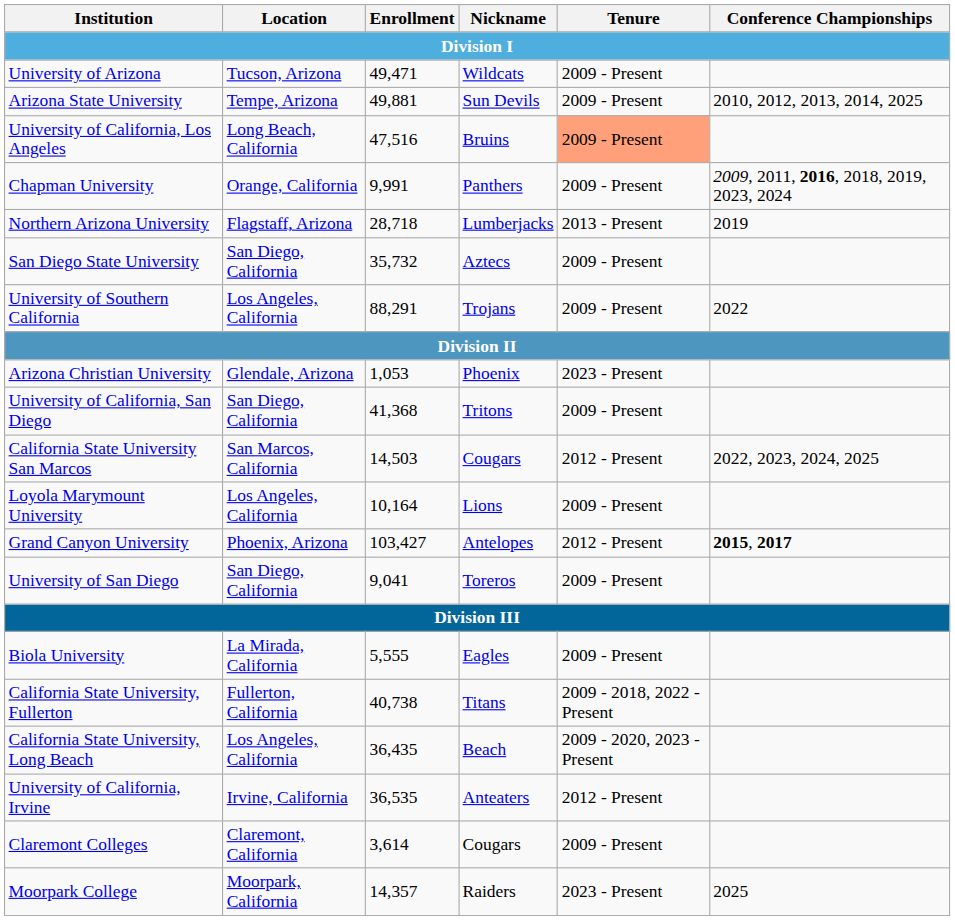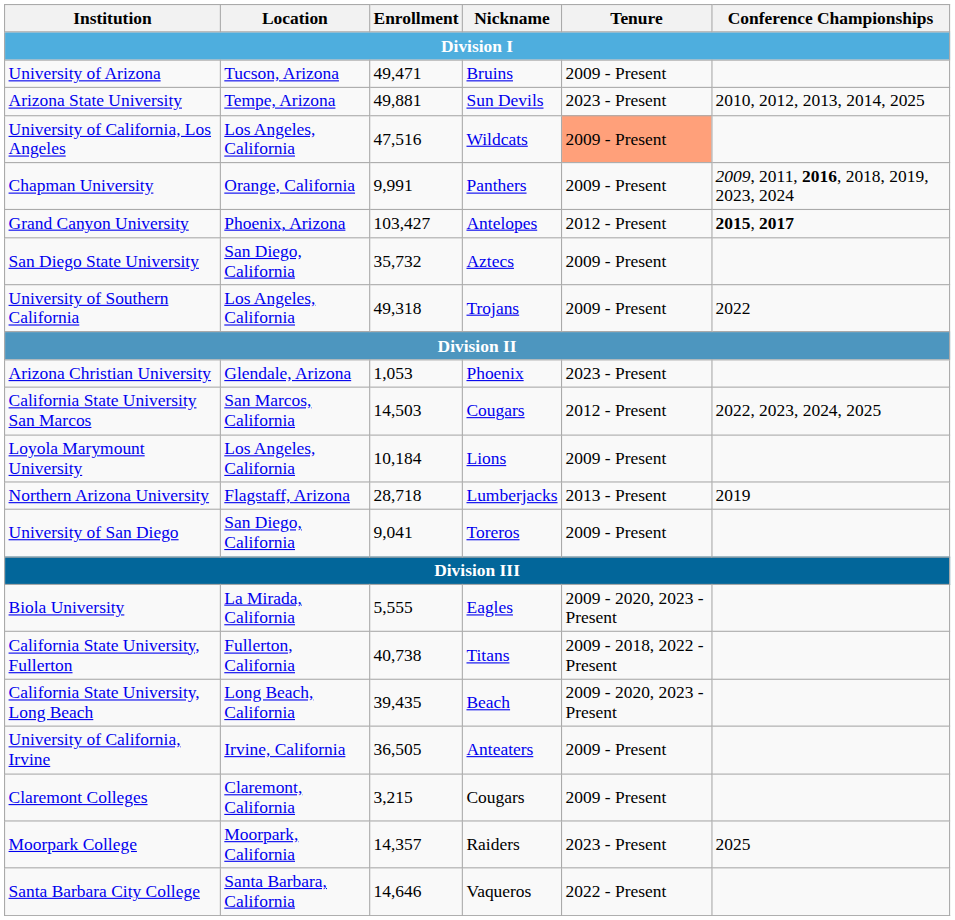(493, 73) Wildcats -> (490, 73) Bruins
(612, 101) 2009 - Present -> (616, 101) 2023 - Present
(271, 138) Long Beach, California -> (270, 138) Los Angeles, California
(486, 138) Bruins -> (497, 138) Wildcats
rows swapped: (99, 542) <-> (109, 223)
(394, 308) 88,291 -> (397, 308) 49,318
- row: (110, 410)
(394, 505) 10,164 -> (397, 458) 10,184
(612, 655) 2009 - Present -> (635, 608) 2009 - 2020, 2023 - Present
(272, 749) Los Angeles, California -> (269, 702) Long Beach, California
(394, 749) 36,435 -> (397, 702) 39,435
(394, 797) 36,535 -> (397, 749) 36,505
(612, 797) 2012 - Present -> (616, 749) 2009 - Present
(389, 844) 3,614 -> (393, 797) 3,215
+ row: (104, 891)
